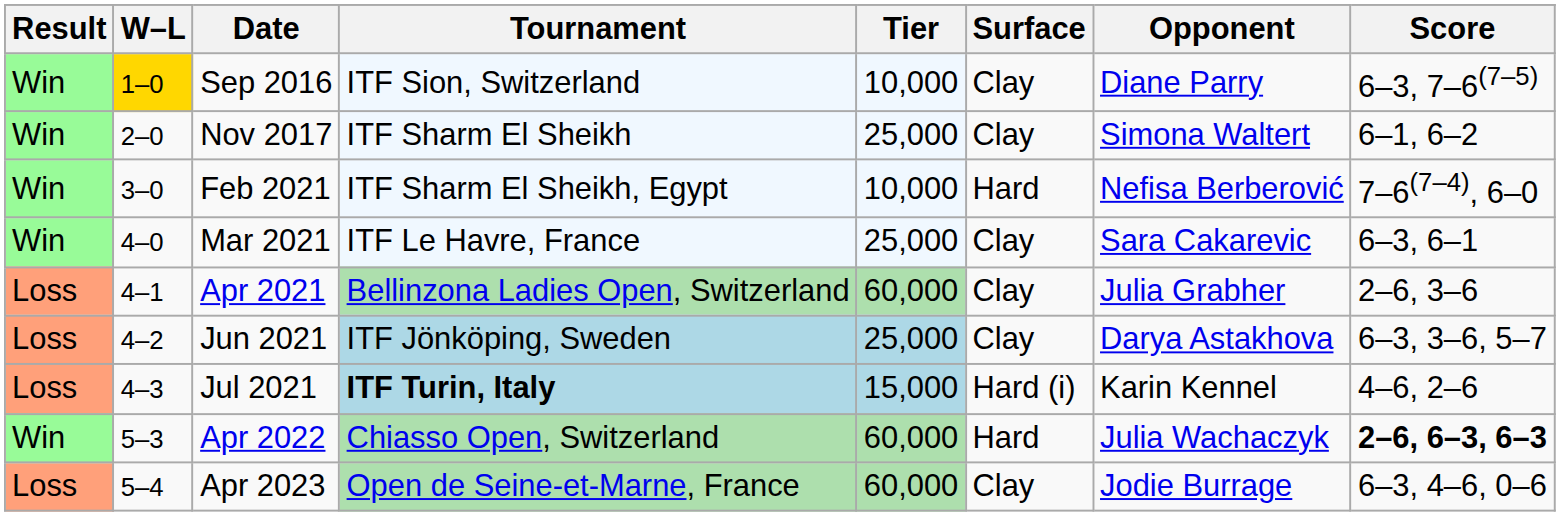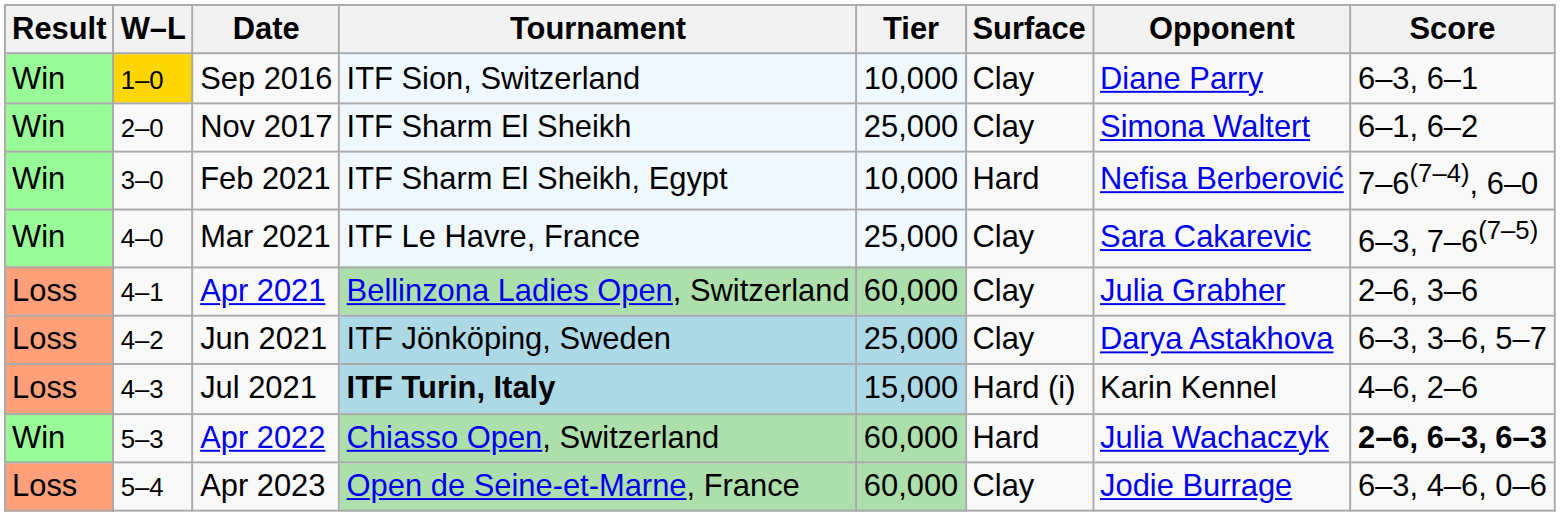(1448, 82) 6–3, 7–6(7–5) -> (1418, 77) 6–3, 6–1
(1418, 241) 6–3, 6–1 -> (1448, 237) 6–3, 7–6(7–5)
